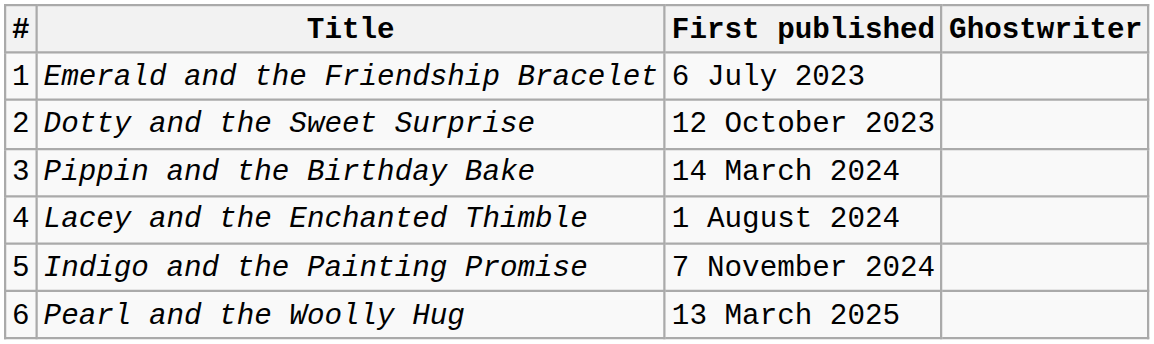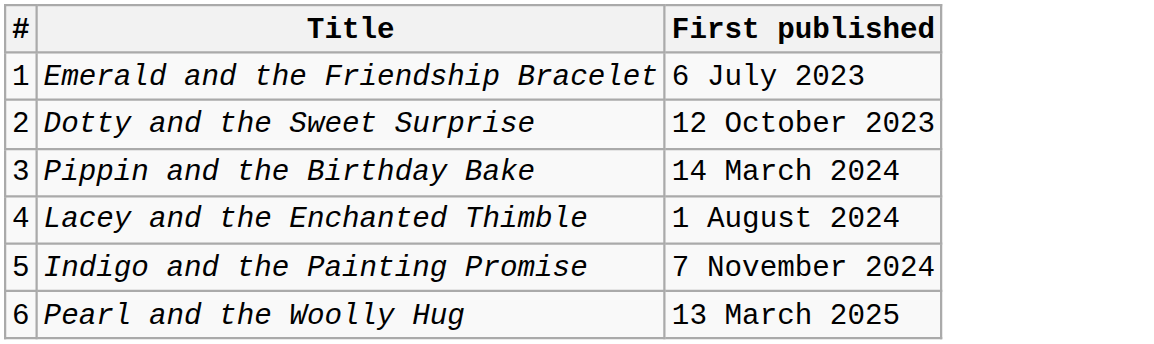- column: (1046, 29)
